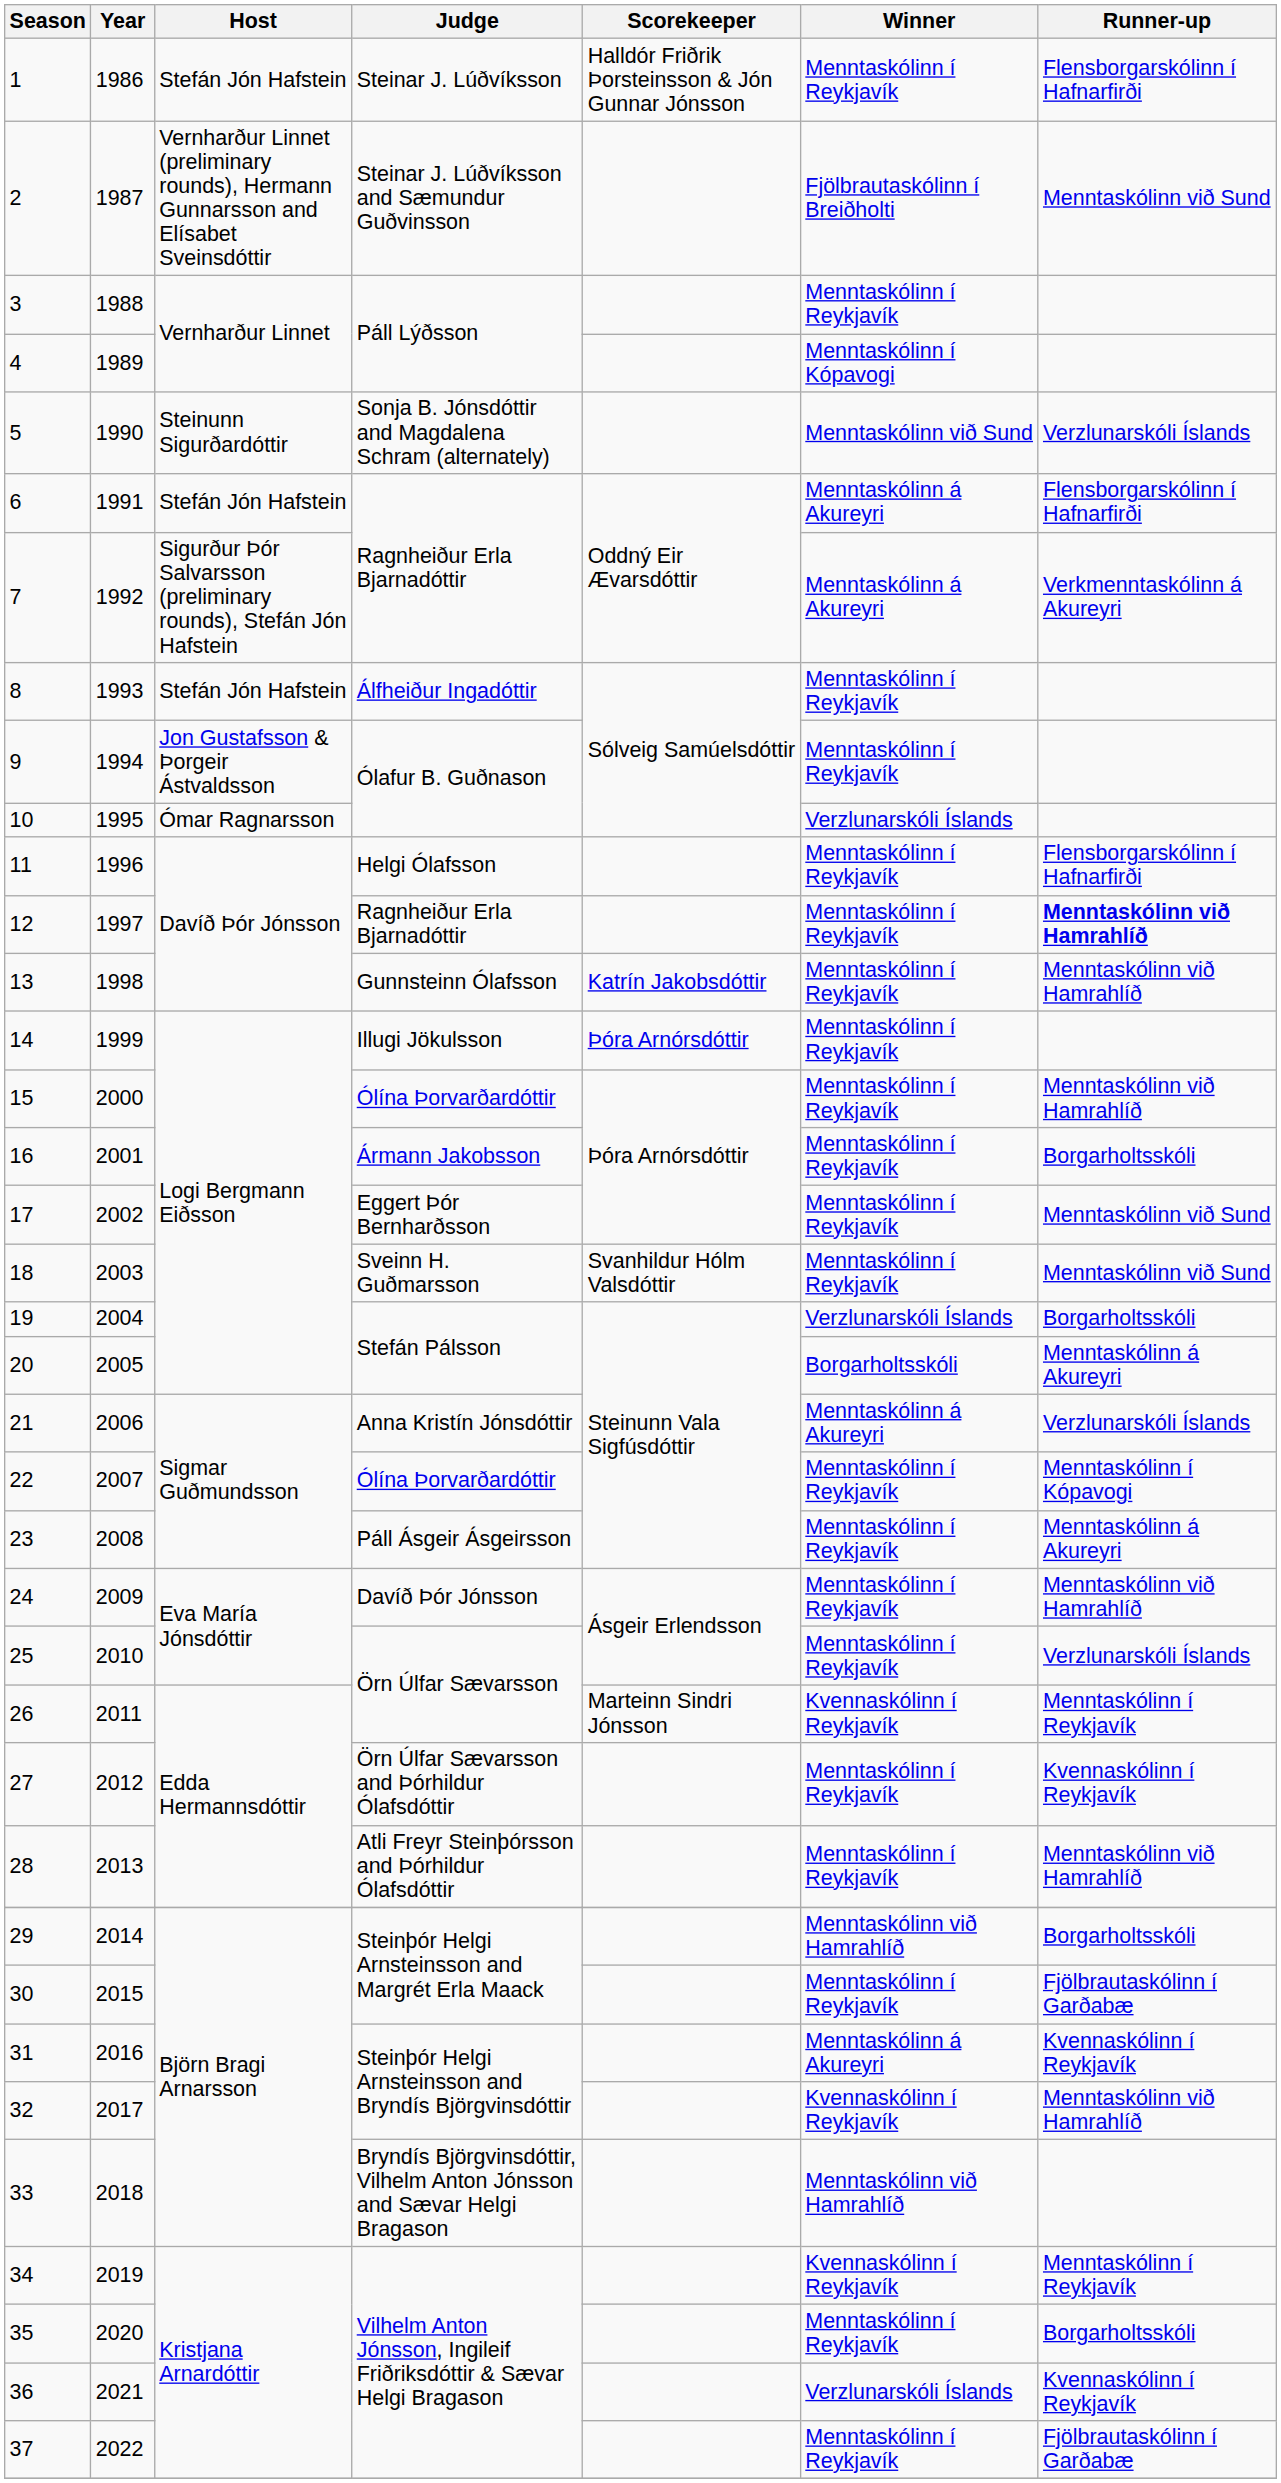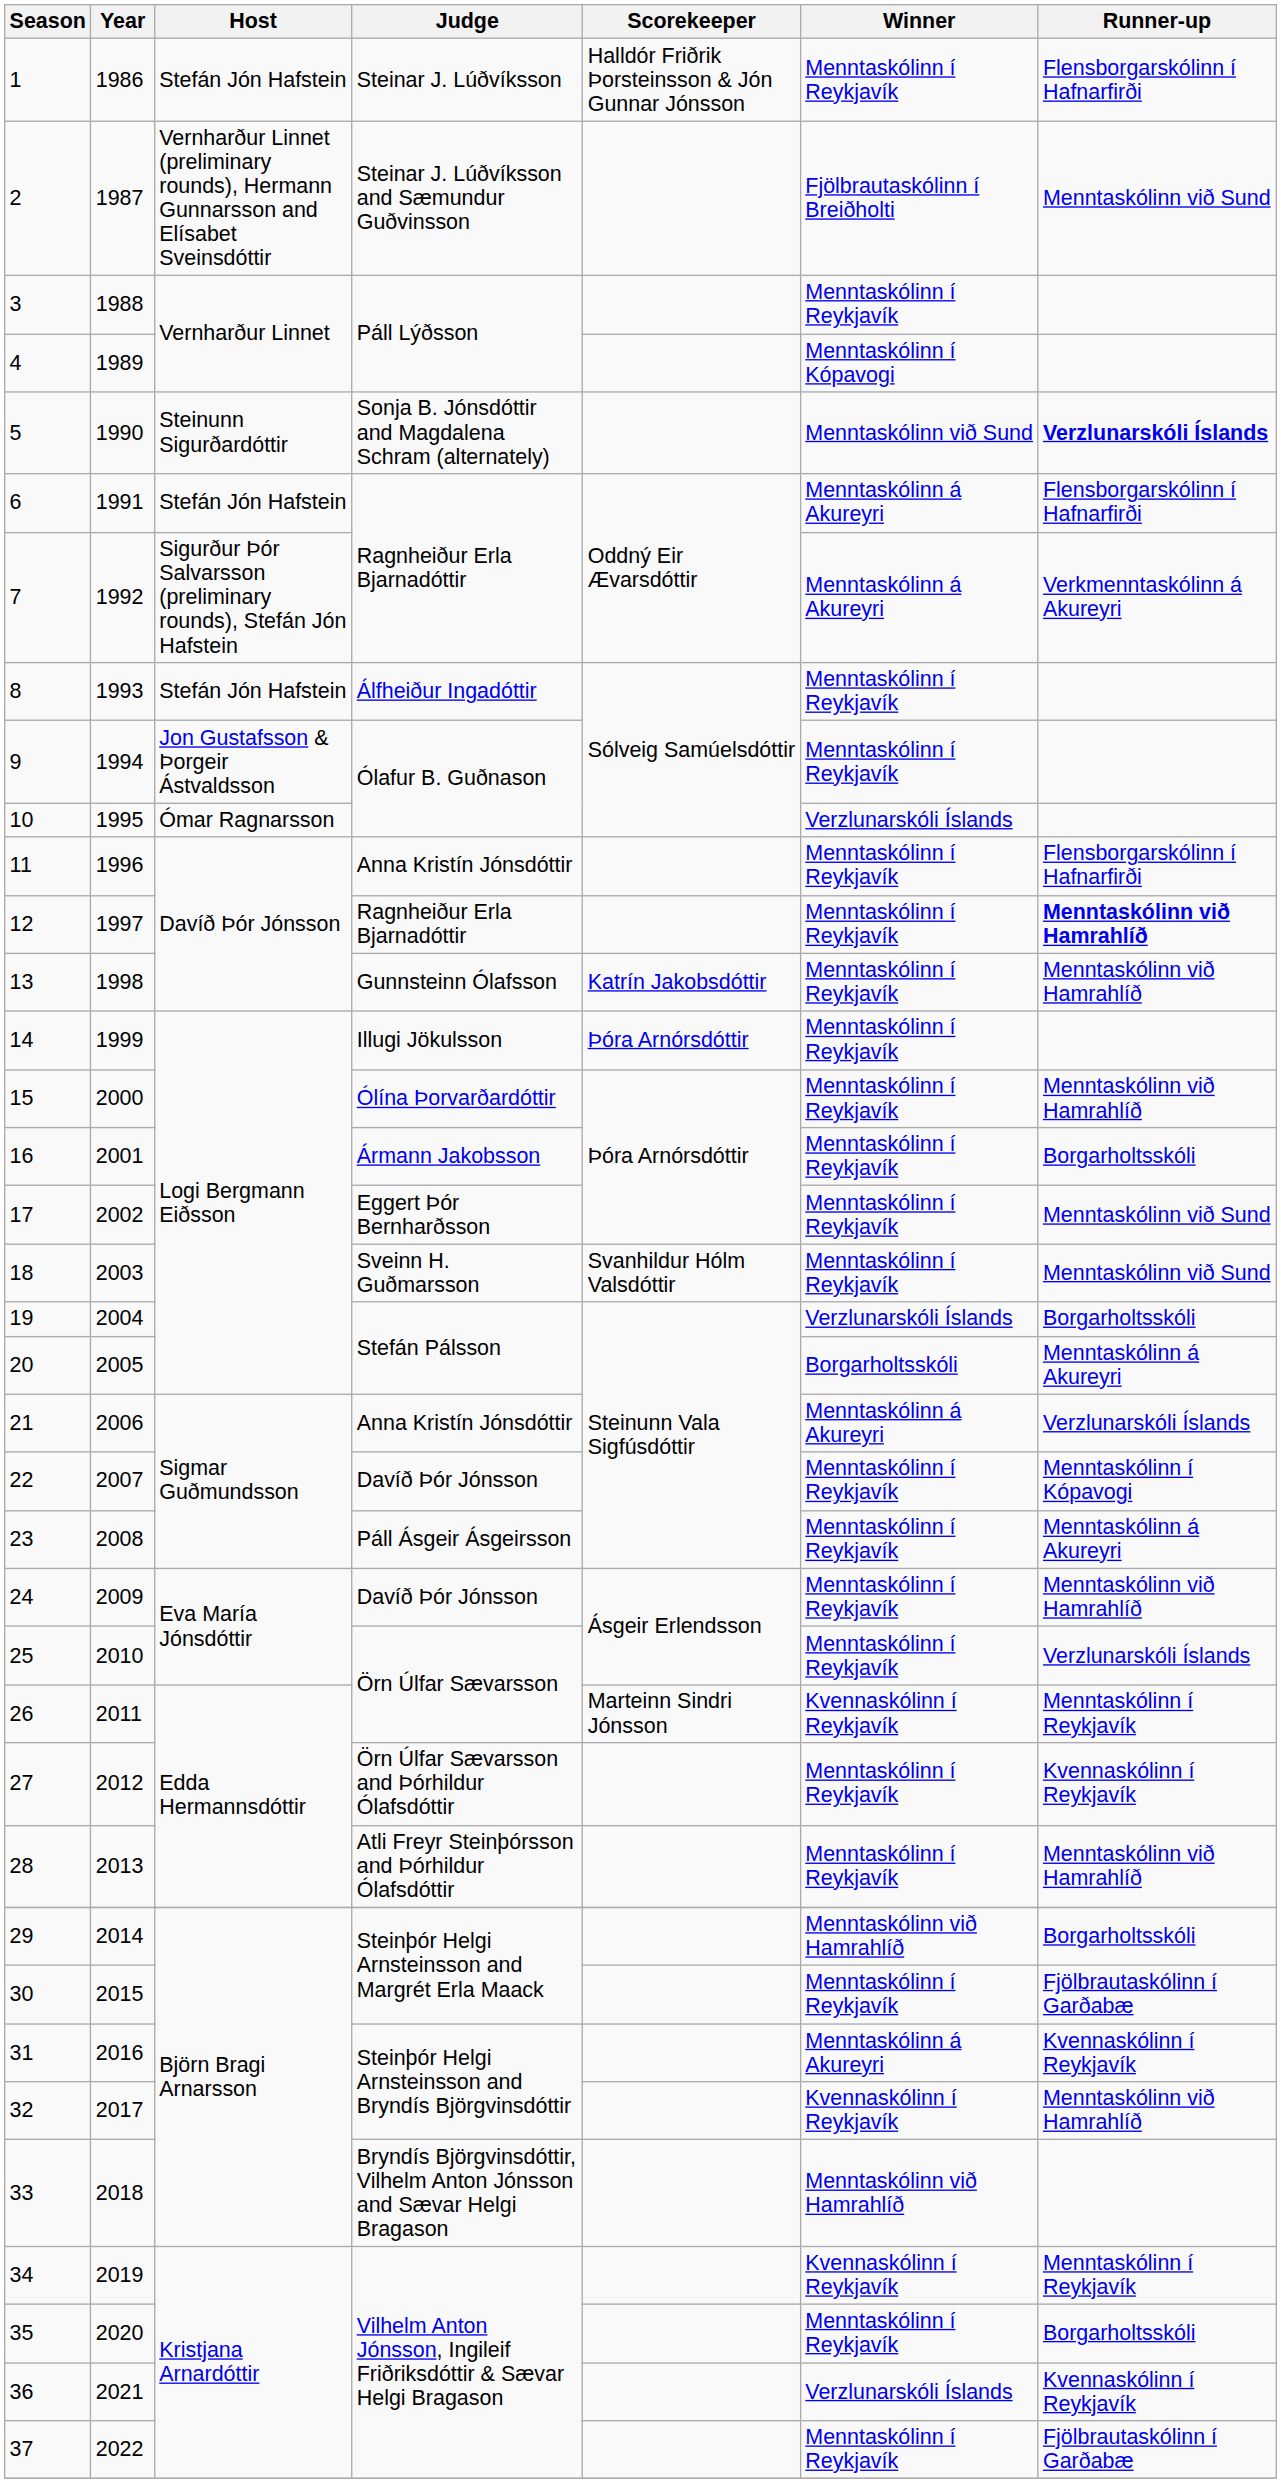(1147, 432) normal -> (1156, 432) bold
(426, 865) Helgi Ólafsson -> (465, 865) Anna Kristín Jónsdóttir
(456, 1481) Ólína Þorvarðardóttir -> (447, 1481) Davíð Þór Jónsson
